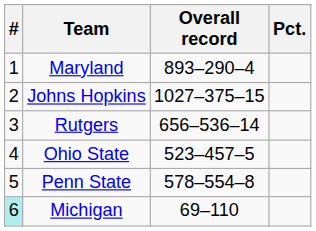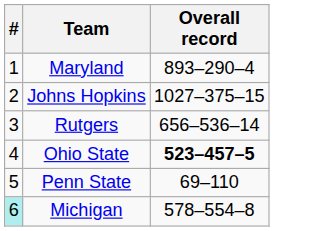- column: (290, 29)
(209, 153) normal -> (209, 153) bold
(209, 182) 578–554–8 -> (209, 182) 69–110
(209, 211) 69–110 -> (209, 211) 578–554–8
